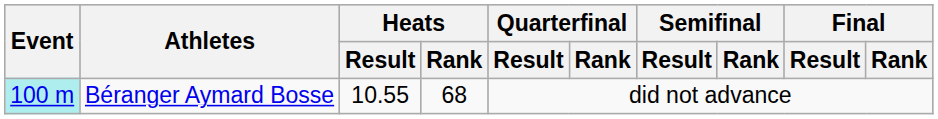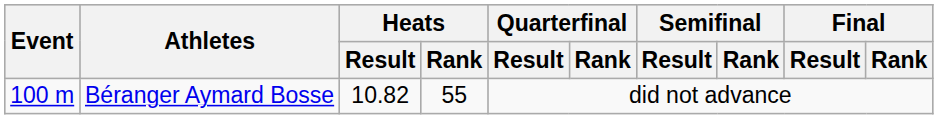(42, 96) paleturquoise background -> (42, 96) no background
(380, 96) 10.55 -> (380, 96) 10.82
(454, 96) 68 -> (454, 96) 55
